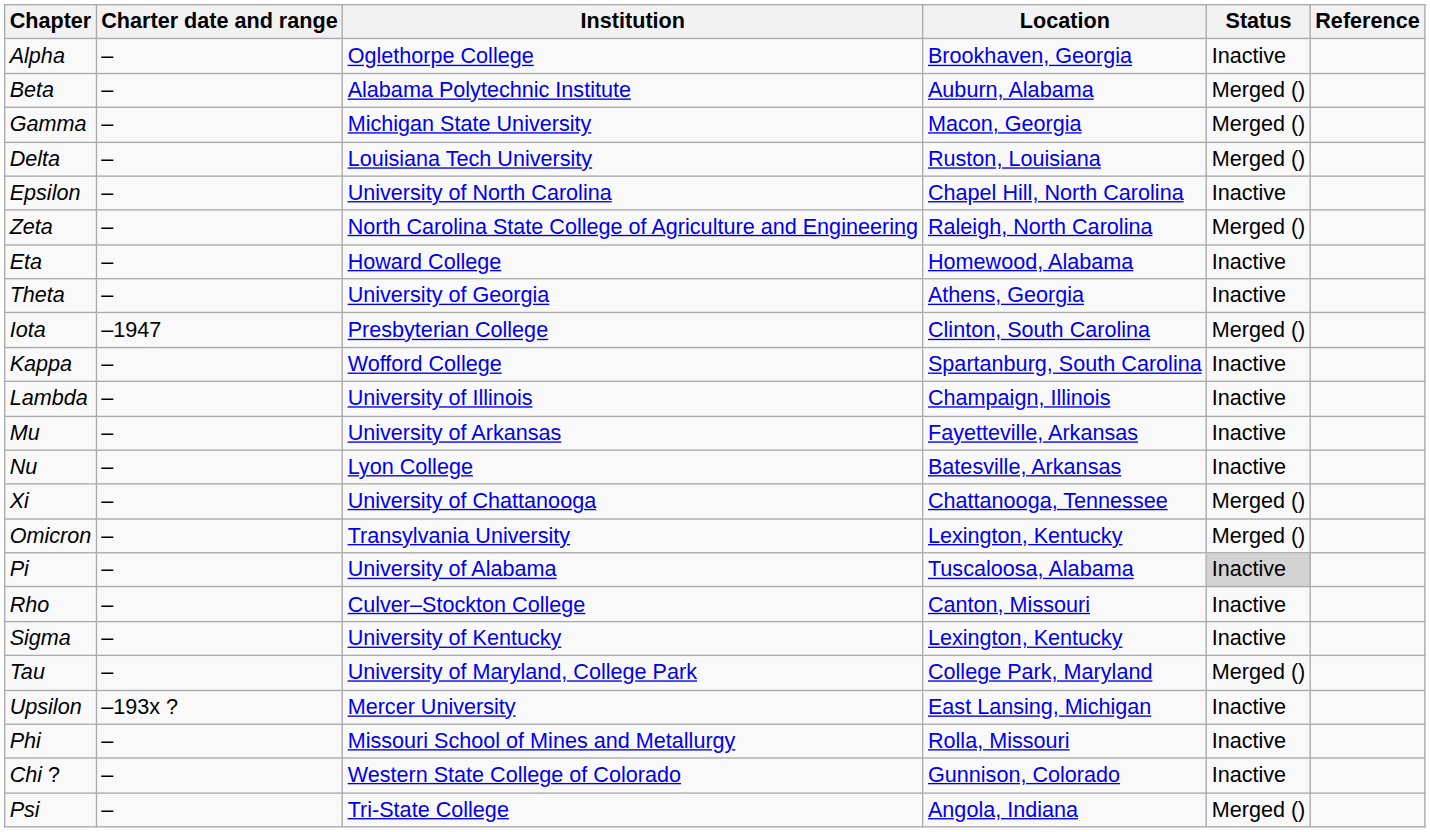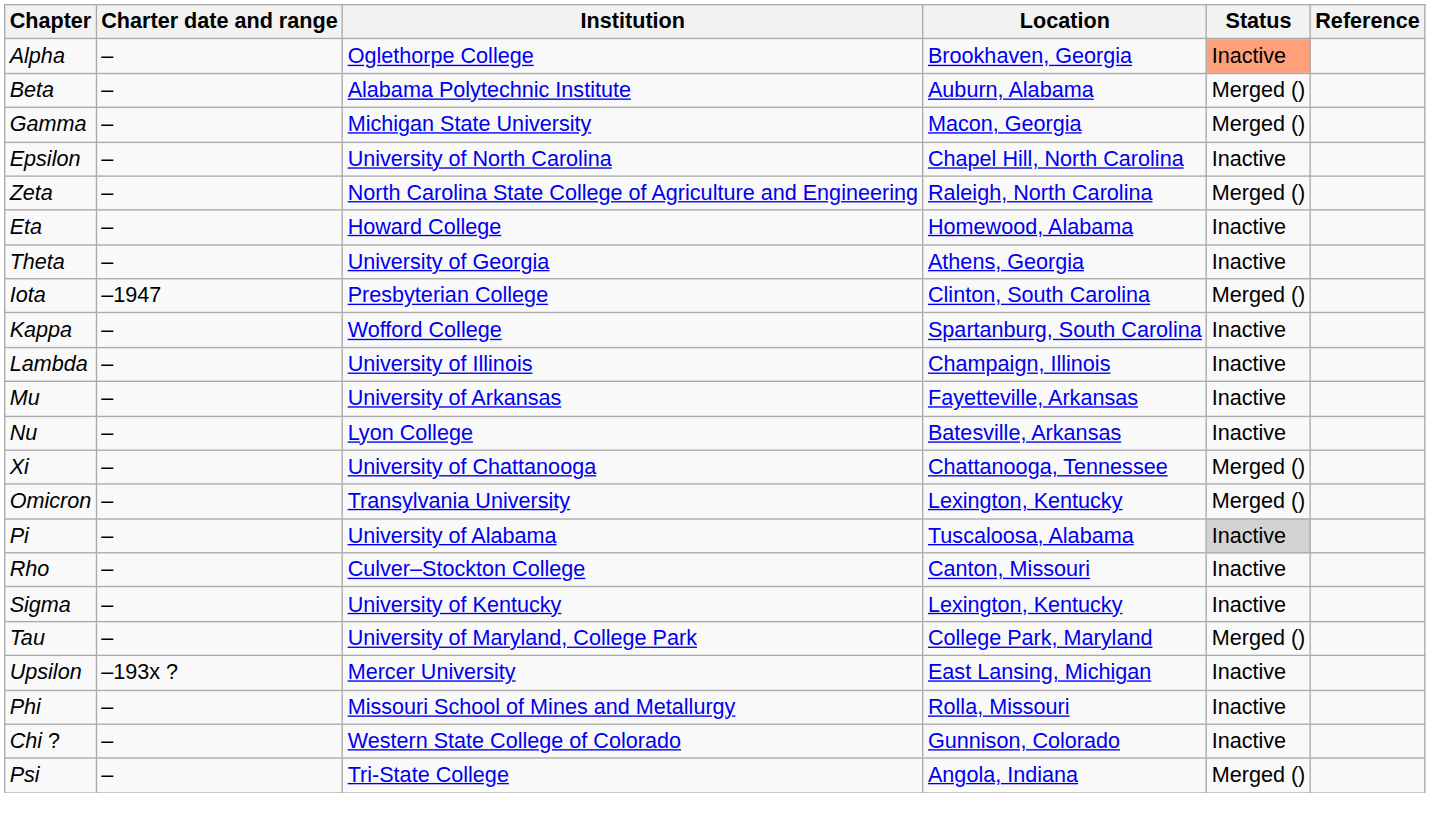(1249, 55) no background -> (1249, 55) lightsalmon background
- row: (35, 158)
